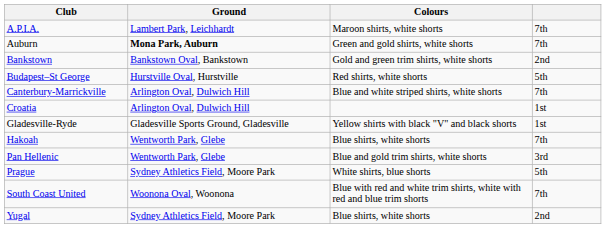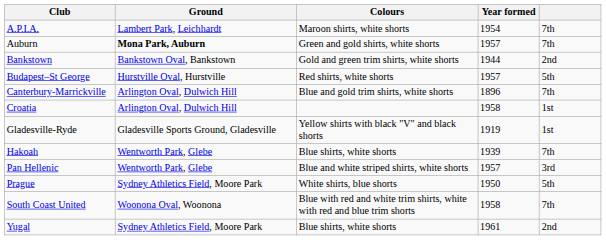+ column: (509, 12)
(417, 92) Blue and white striped shirts, white shorts -> (376, 92) Blue and gold trim shirts, white shorts
(410, 156) Blue and gold trim shirts, white shorts -> (384, 167) Blue and white striped shirts, white shorts
